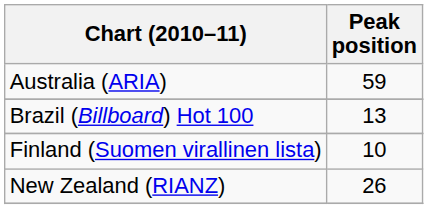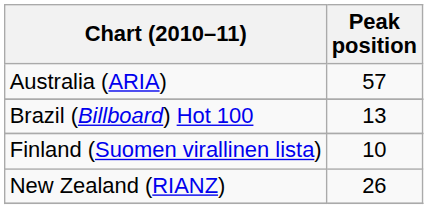(374, 81) 59 -> (374, 81) 57
